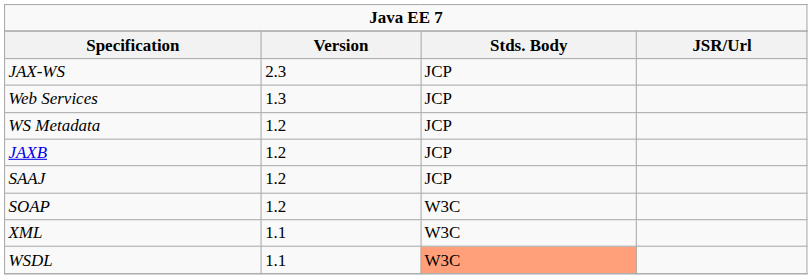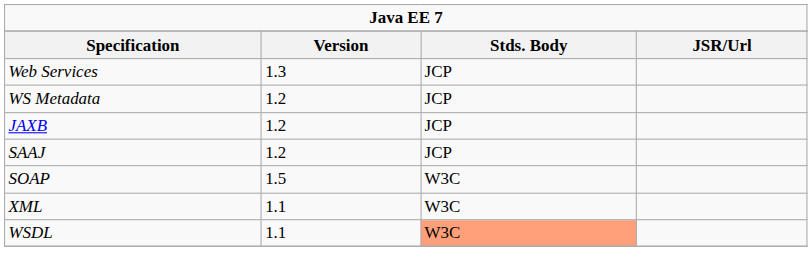- row: (37, 71)
(276, 206) 1.2 -> (276, 179) 1.5
